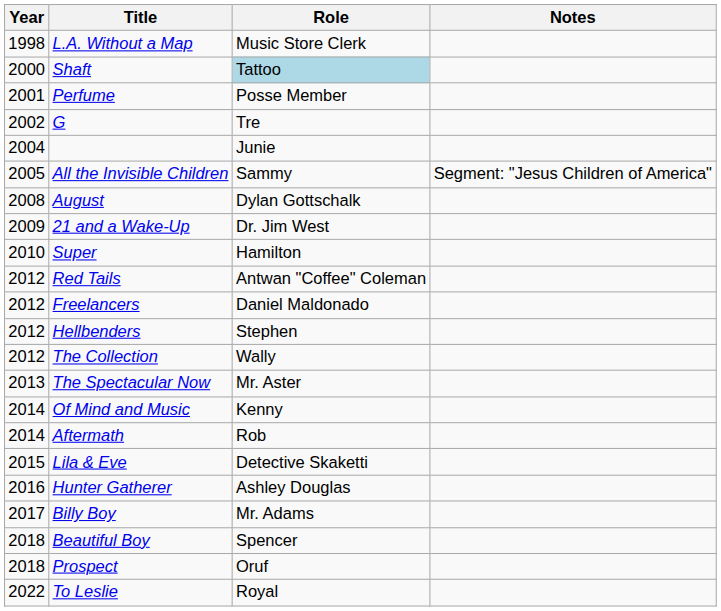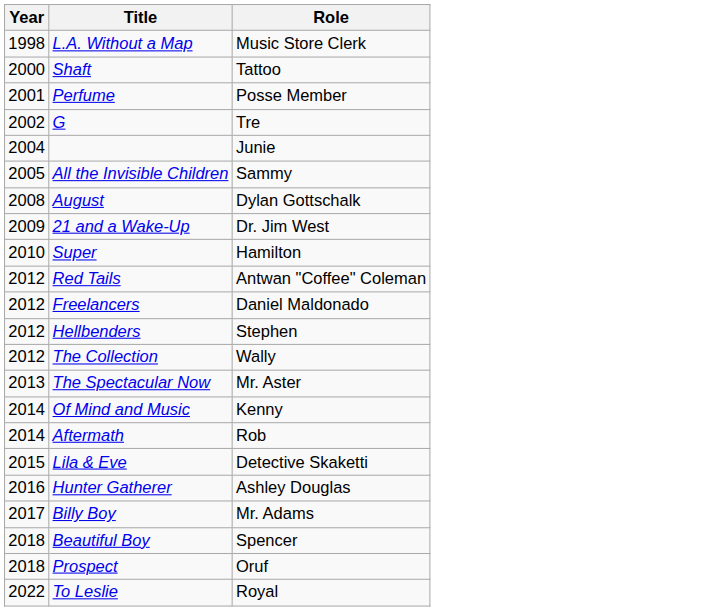- column: (573, 17)
(258, 69) lightblue background -> (258, 69) no background
